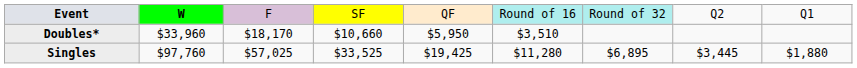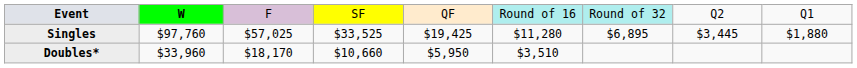rows swapped: (72, 53) <-> (72, 33)
